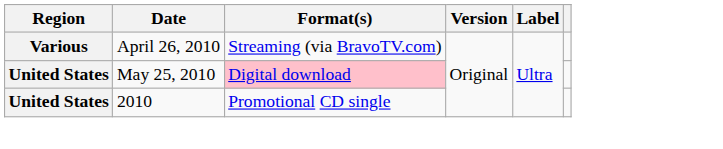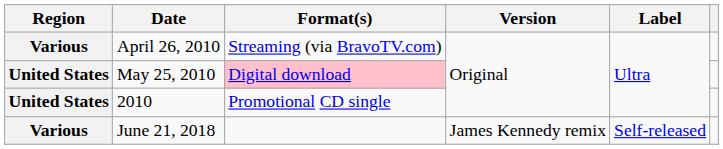+ row: (166, 130)
